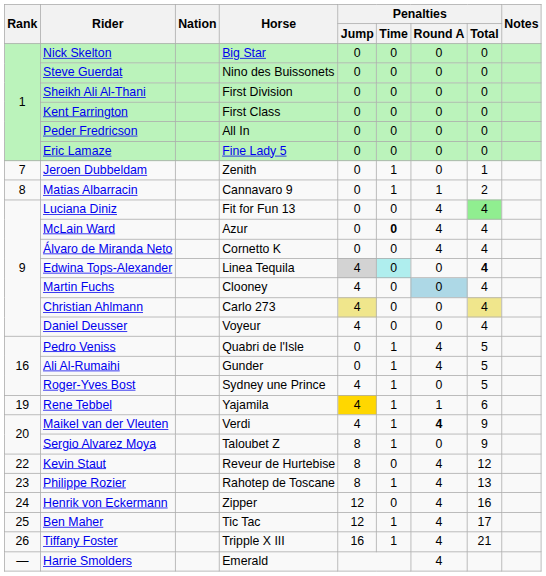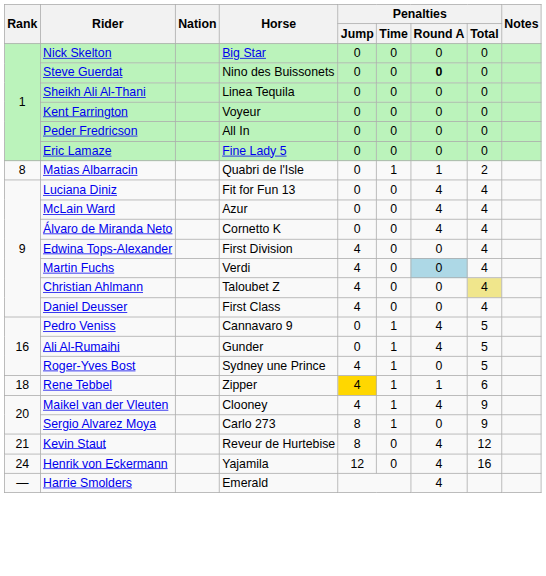(439, 72) normal -> (439, 72) bold
(257, 92) First Division -> (258, 92) Linea Tequila
(251, 111) First Class -> (241, 111) Voyeur
- row: (95, 170)
(257, 190) Cannavaro 9 -> (263, 170) Quabri de l'Isle
(484, 209) lightgreen background -> (484, 190) no background
(394, 229) bold -> (394, 209) normal
(258, 268) Linea Tequila -> (257, 248) First Division
(357, 268) lightgrey background -> (357, 248) no background
(394, 268) paleturquoise background -> (394, 248) no background
(484, 268) bold -> (484, 248) normal
(245, 287) Clooney -> (236, 268) Verdi
(249, 307) Carlo 273 -> (251, 287) Taloubet Z
(357, 307) khaki background -> (357, 287) no background
(241, 326) Voyeur -> (251, 307) First Class
(263, 346) Quabri de l'Isle -> (257, 326) Cannavaro 9
(22, 405) 19 -> (22, 385) 18
(245, 405) Yajamila -> (240, 385) Zipper
(236, 424) Verdi -> (245, 405) Clooney
(439, 424) bold -> (439, 405) normal
(251, 444) Taloubet Z -> (249, 424) Carlo 273
(22, 463) 22 -> (22, 444) 21
- row: (84, 483)
(240, 502) Zipper -> (245, 463) Yajamila
- row: (73, 522)
- row: (80, 541)
